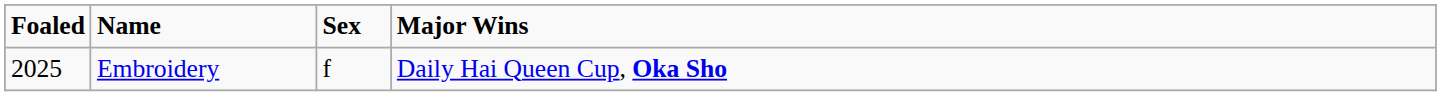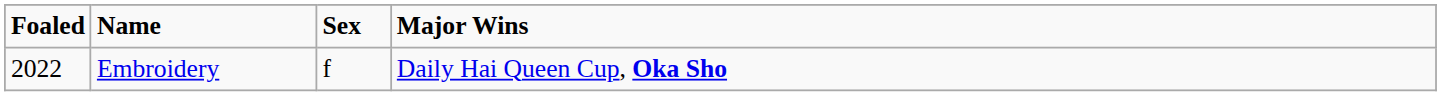(37, 68) 2025 -> (37, 68) 2022
